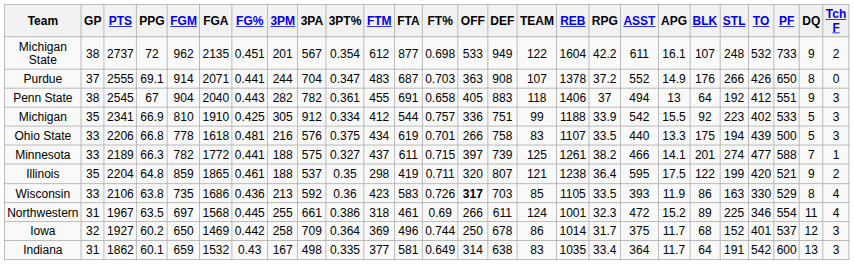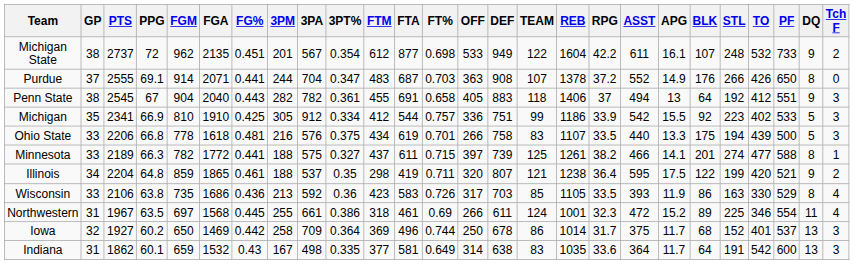(573, 117) 1188 -> (573, 117) 1186
(811, 155) 7 -> (811, 155) 8
(93, 174) 35 -> (93, 174) 34
(473, 193) bold -> (473, 193) normal
(811, 231) 12 -> (811, 231) 13
(605, 250) 33.4 -> (605, 250) 33.6
